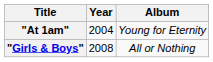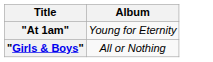- column: (101, 13)
